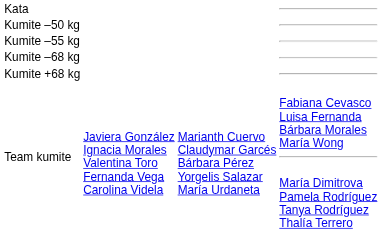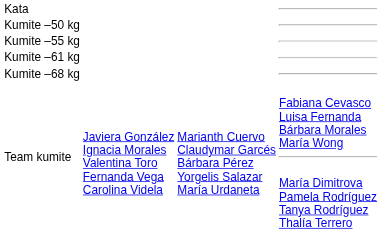+ row: (42, 57)
- row: (42, 74)
